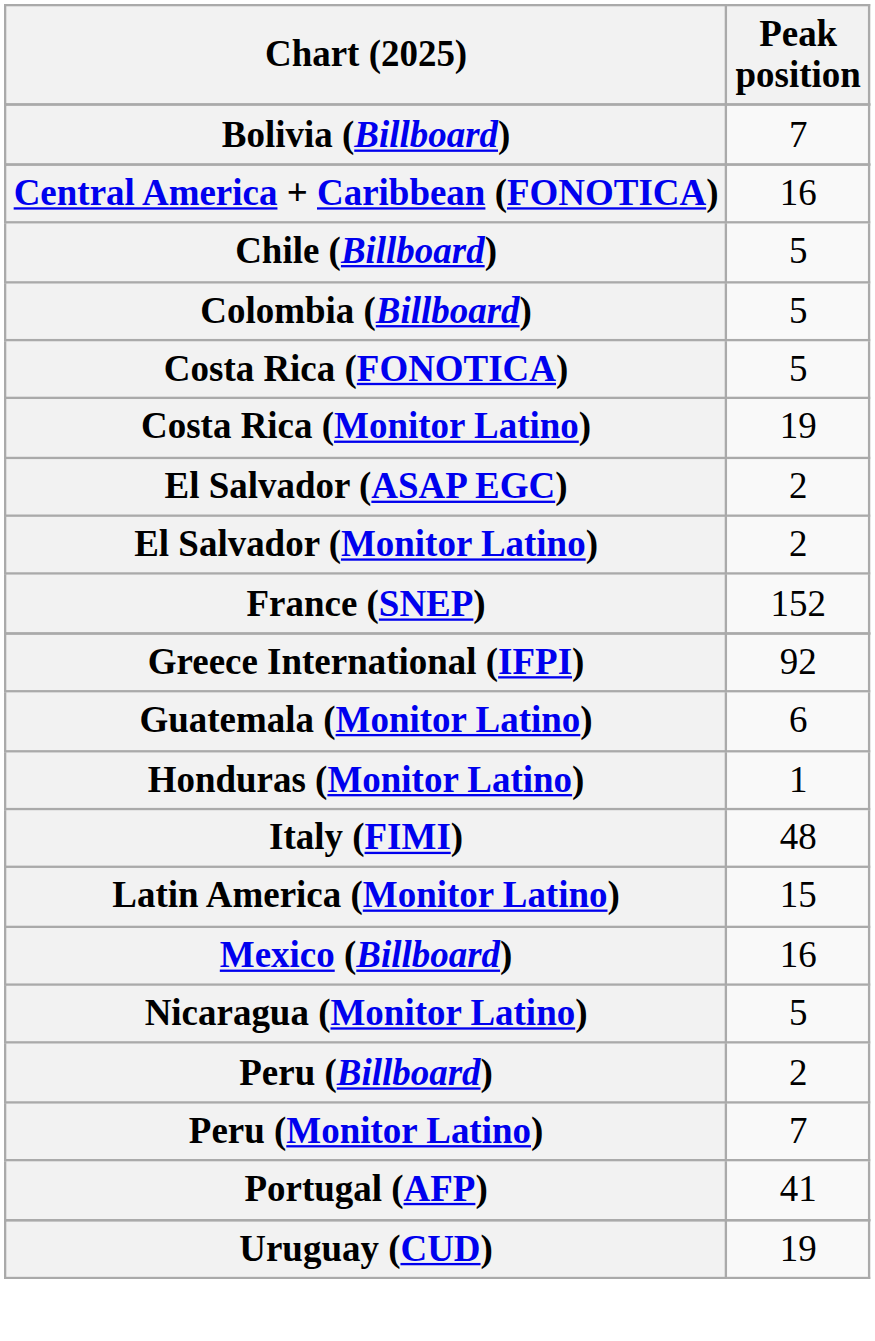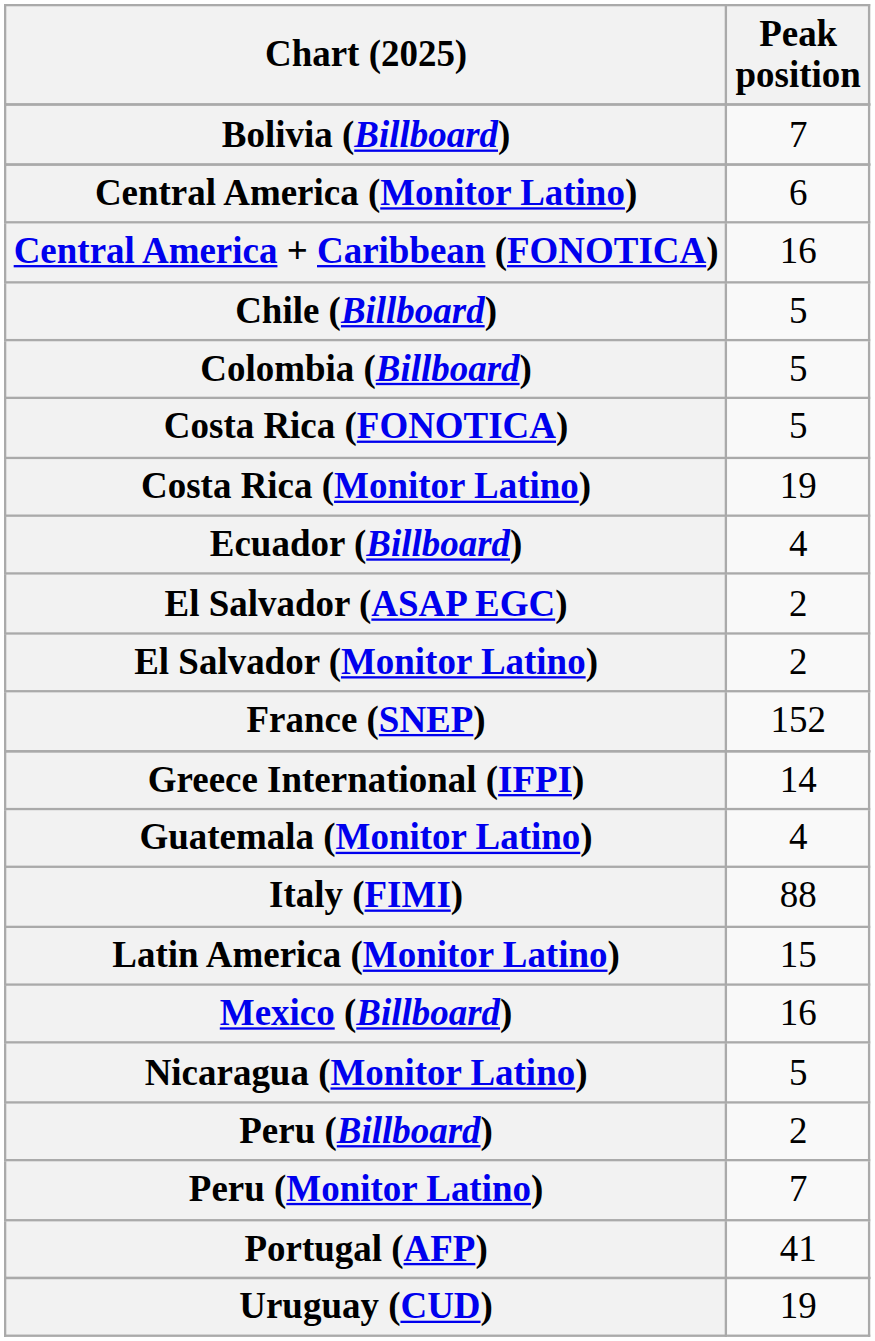+ row: (366, 192)
+ row: (366, 544)
(798, 661) 92 -> (798, 778) 14
(798, 720) 6 -> (798, 837) 4
- row: (366, 778)
(798, 837) 48 -> (798, 896) 88
